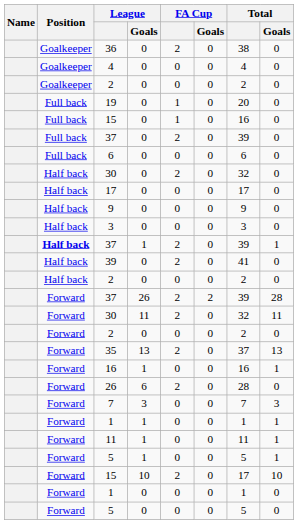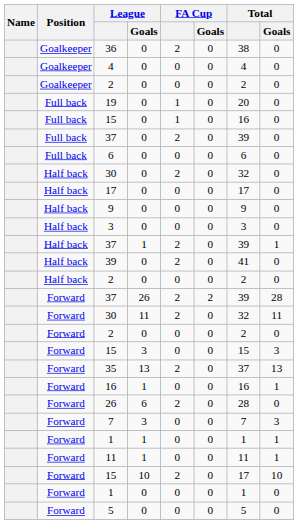(66, 244) bold -> (66, 244) normal
+ row: (111, 350)
- row: (111, 457)
